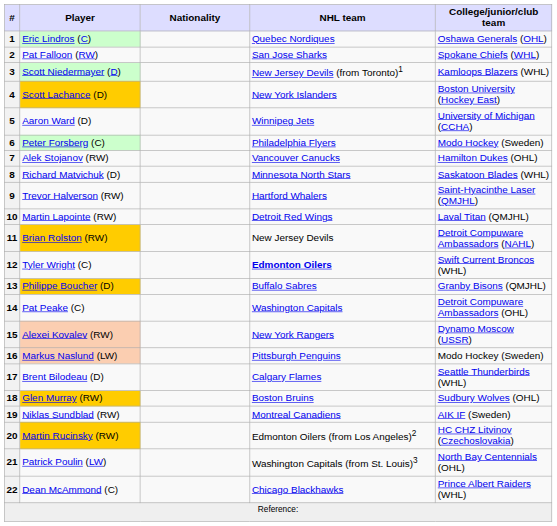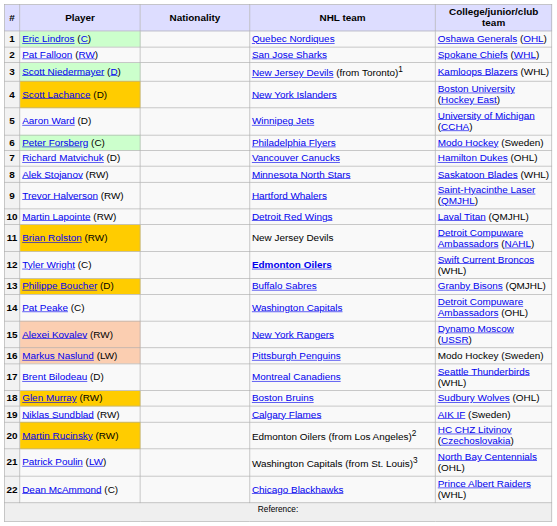(65, 158) Alek Stojanov (RW) -> (71, 158) Richard Matvichuk (D)
(71, 174) Richard Matvichuk (D) -> (65, 174) Alek Stojanov (RW)
(287, 377) Calgary Flames -> (296, 377) Montreal Canadiens
(296, 414) Montreal Canadiens -> (287, 414) Calgary Flames
